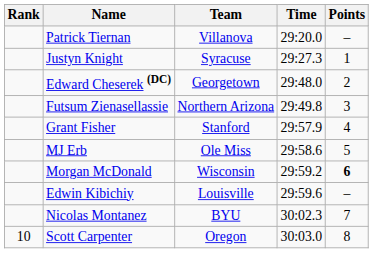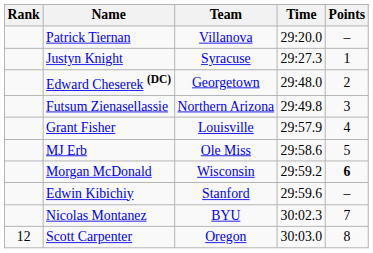(226, 128) Stanford -> (226, 128) Louisville
(226, 193) Louisville -> (226, 193) Stanford
(24, 237) 10 -> (24, 237) 12
